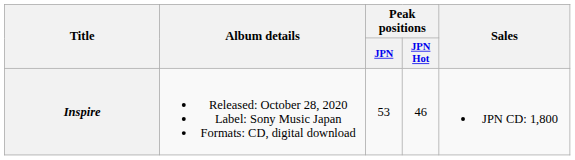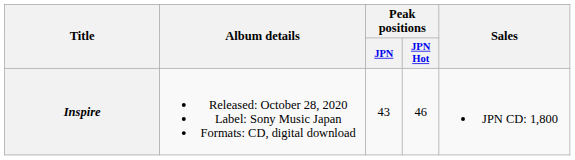(384, 111) 53 -> (384, 111) 43
